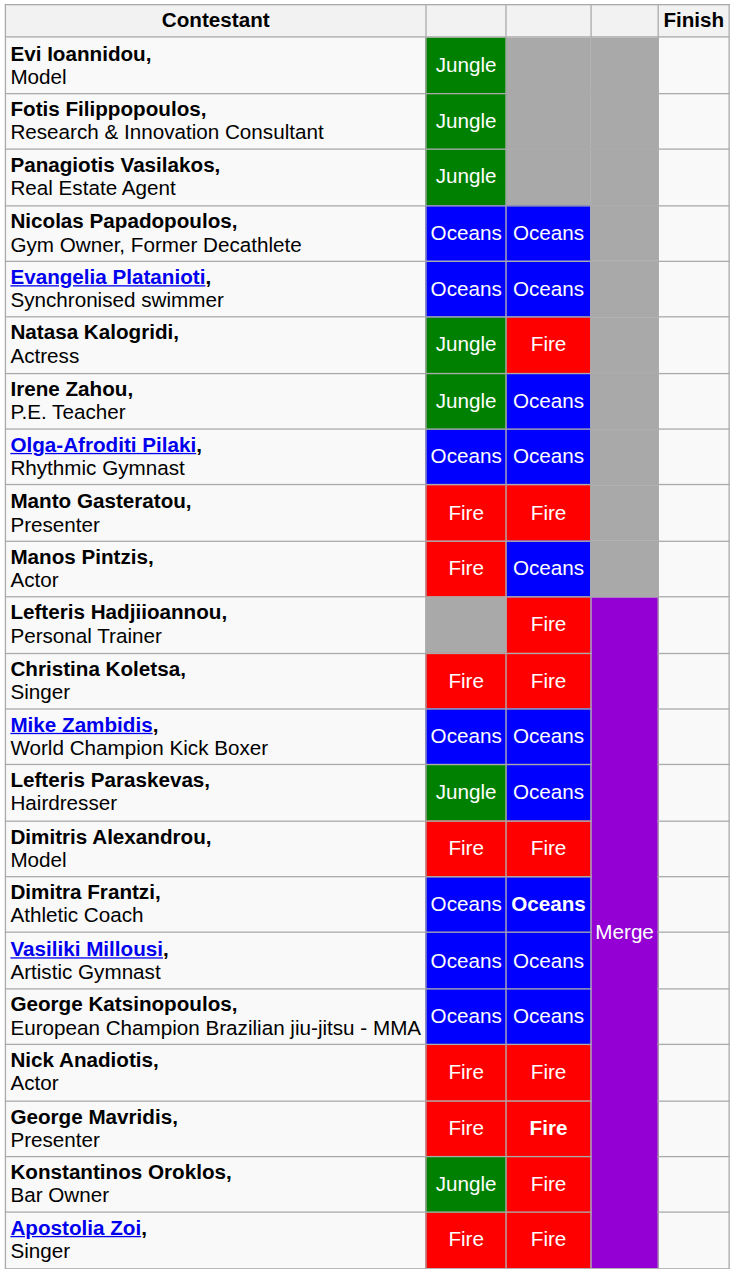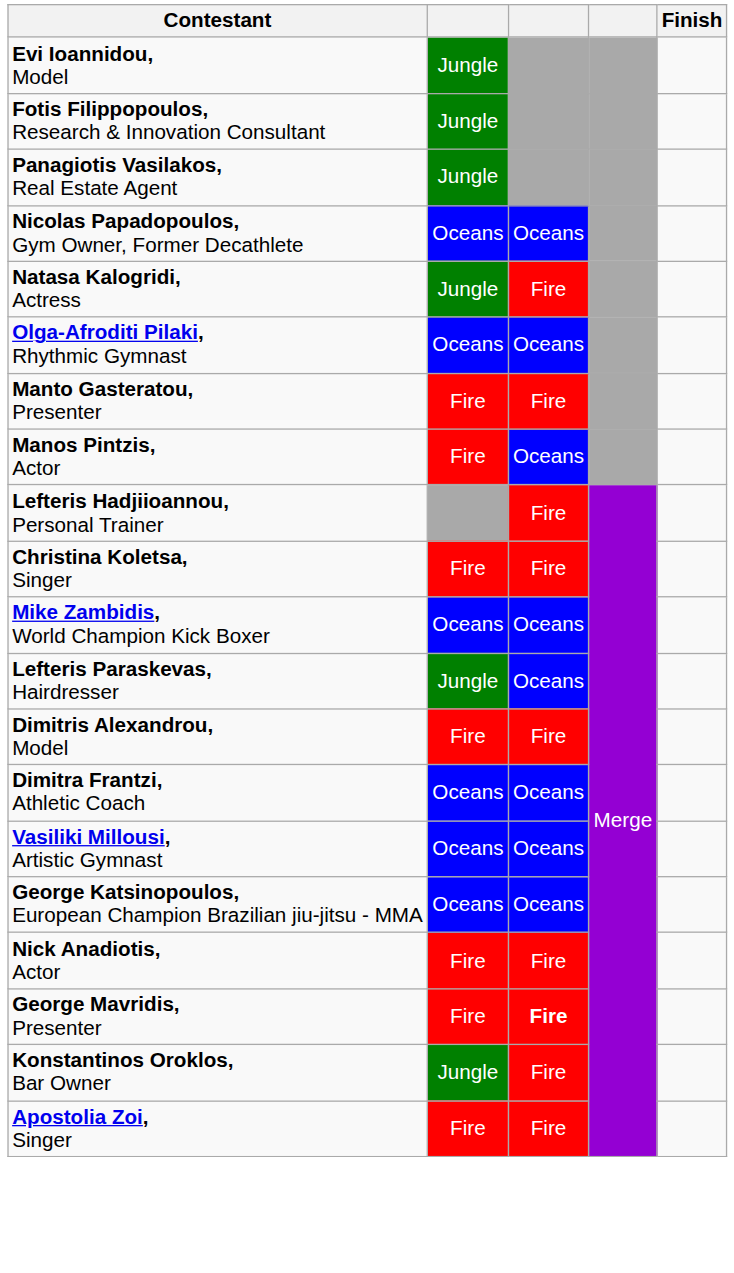- row: (117, 289)
- row: (72, 400)
(549, 904) bold -> (549, 792) normal
